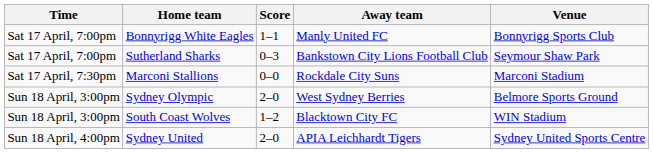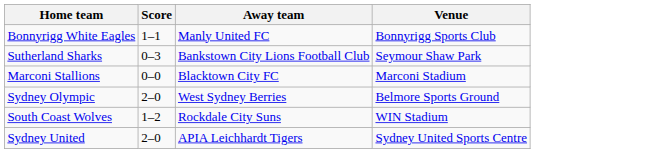- column: (64, 14)
(348, 76) Rockdale City Suns -> (228, 76) Blacktown City FC
(347, 117) Blacktown City FC -> (229, 117) Rockdale City Suns
